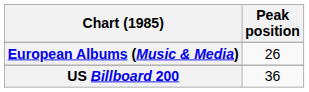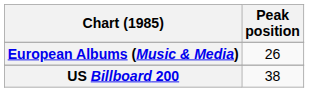(273, 76) 36 -> (273, 76) 38
